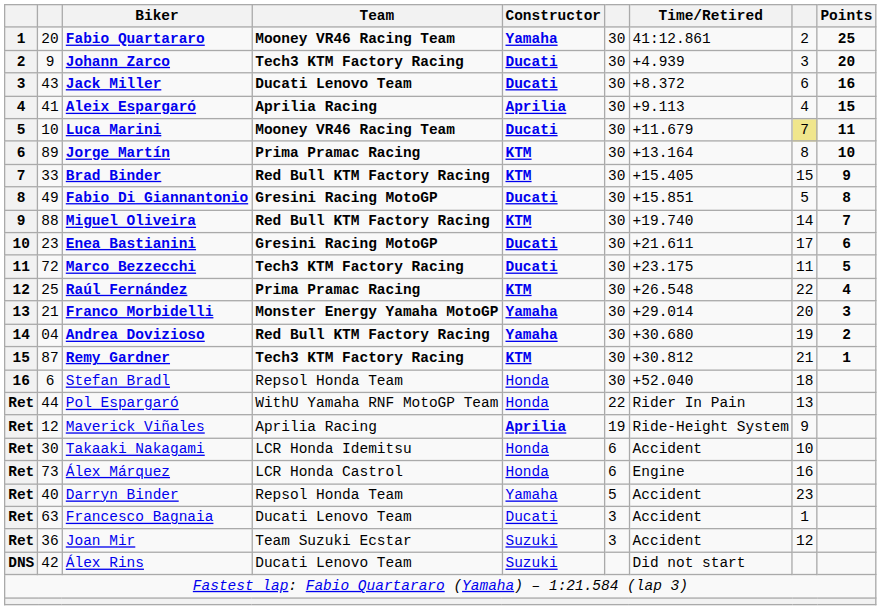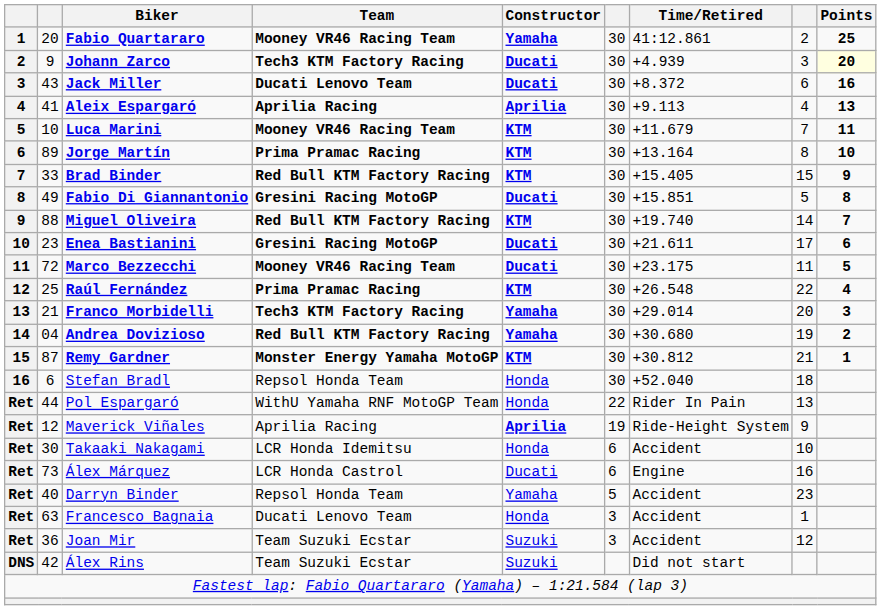(846, 62) no background -> (846, 62) lightyellow background
(846, 107) 15 -> (846, 107) 13
(532, 130) Ducati -> (519, 130) KTM
(805, 130) khaki background -> (805, 130) no background
(359, 267) Tech3 KTM Factory Racing -> (355, 267) Mooney VR46 Racing Team
(377, 313) Monster Energy Yamaha MotoGP -> (359, 313) Tech3 KTM Factory Racing
(359, 358) Tech3 KTM Factory Racing -> (377, 358) Monster Energy Yamaha MotoGP
(527, 472) Honda -> (532, 472) Ducati
(532, 518) Ducati -> (527, 518) Honda
(333, 563) Ducati Lenovo Team -> (333, 563) Team Suzuki Ecstar
